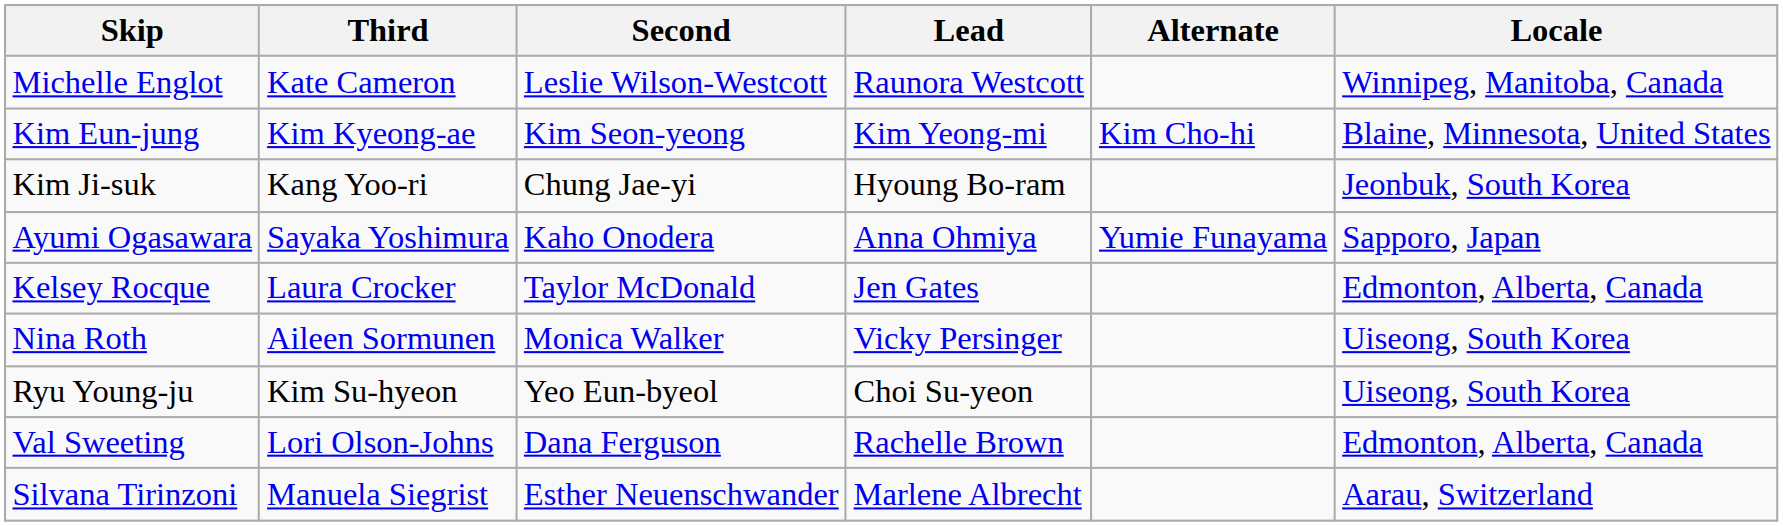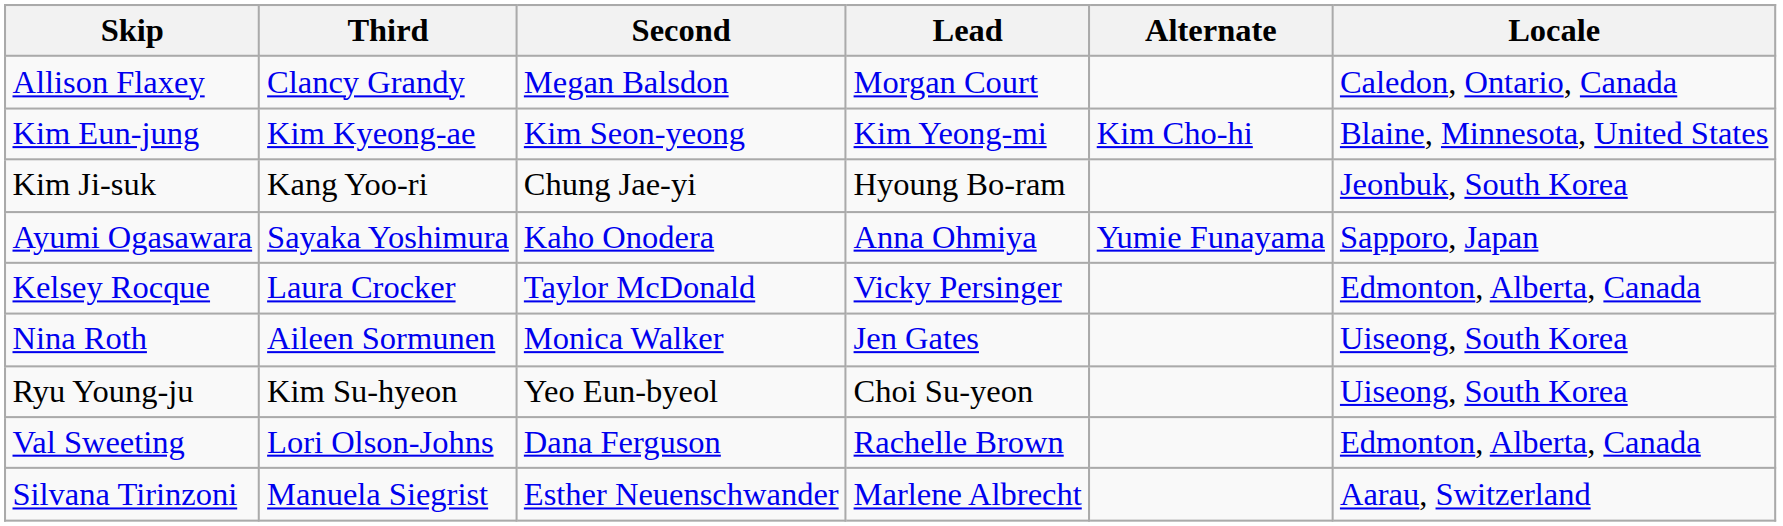- row: (118, 81)
+ row: (109, 81)
(916, 287) Jen Gates -> (958, 287) Vicky Persinger
(958, 339) Vicky Persinger -> (916, 339) Jen Gates
